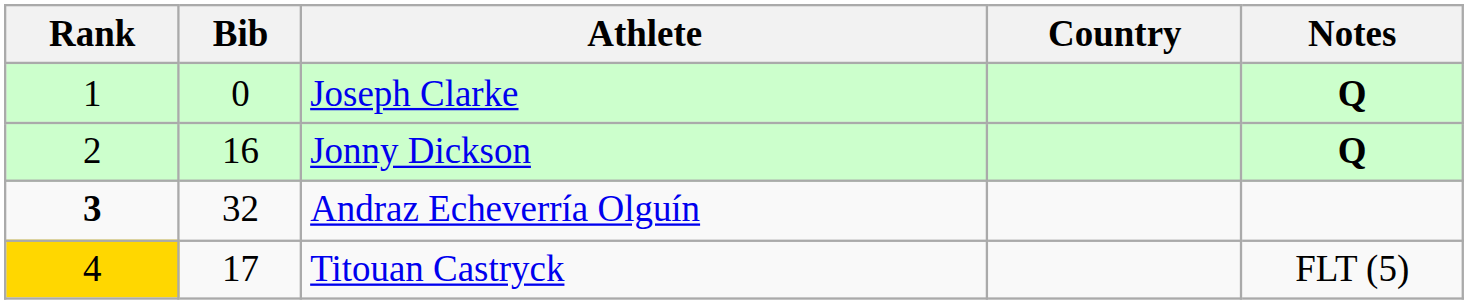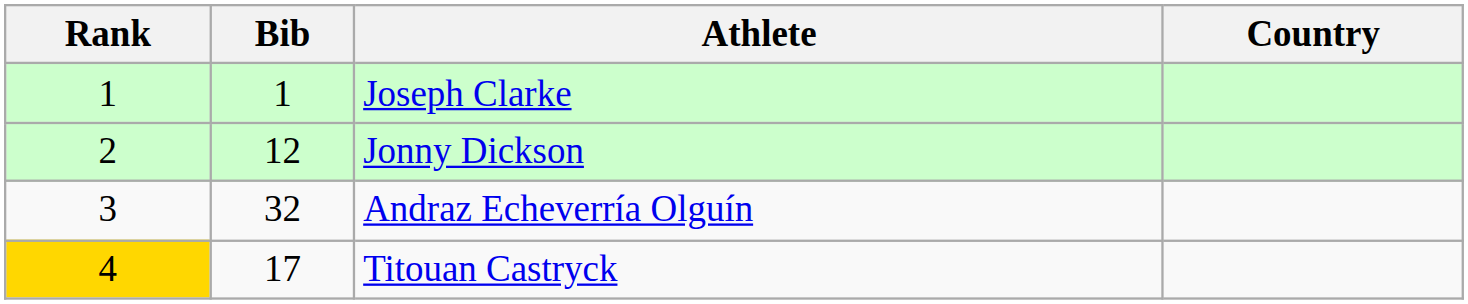- column: (1352, 33)
(240, 92) 0 -> (283, 92) 1
(240, 151) 16 -> (283, 151) 12
(92, 209) bold -> (108, 209) normal
